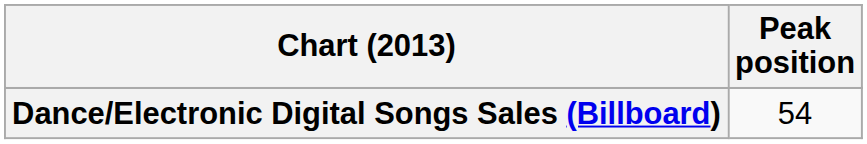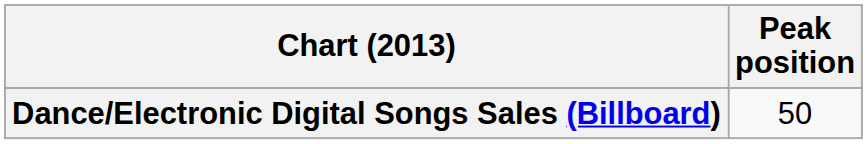(795, 112) 54 -> (795, 112) 50
